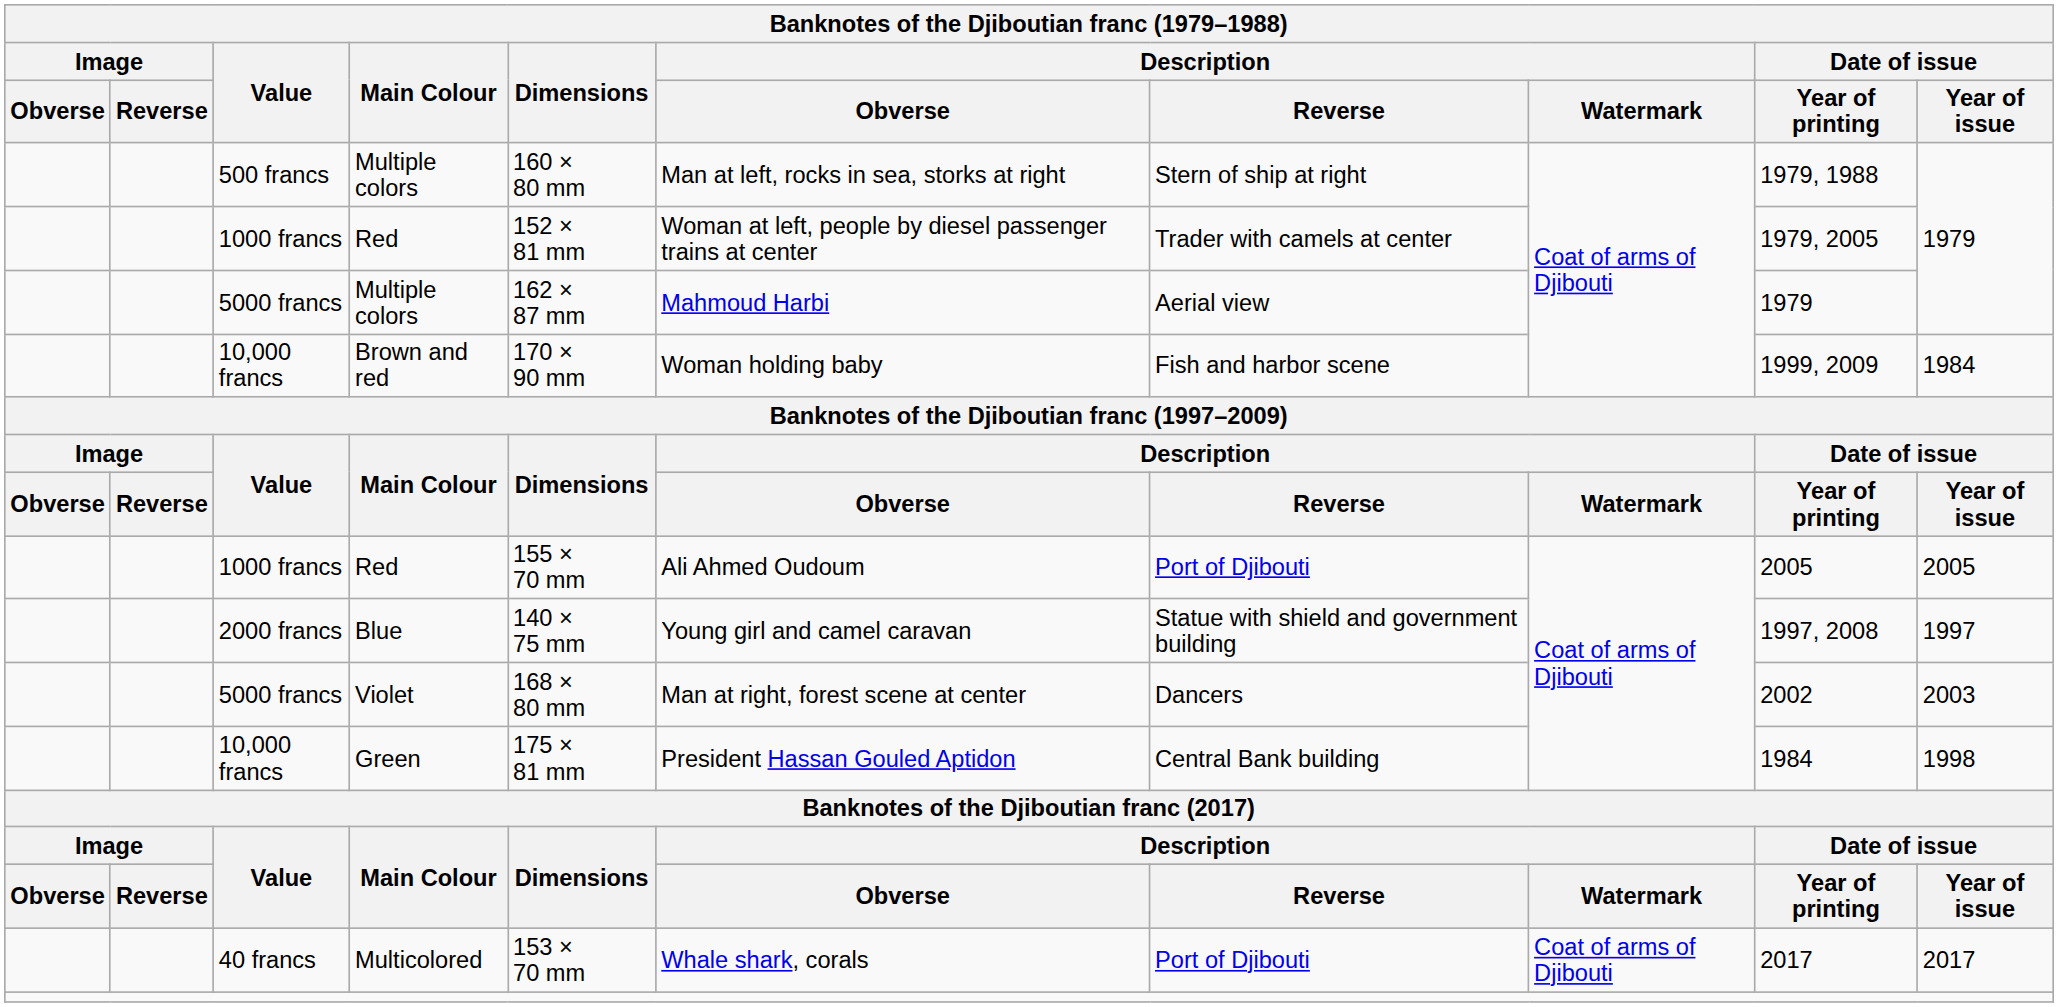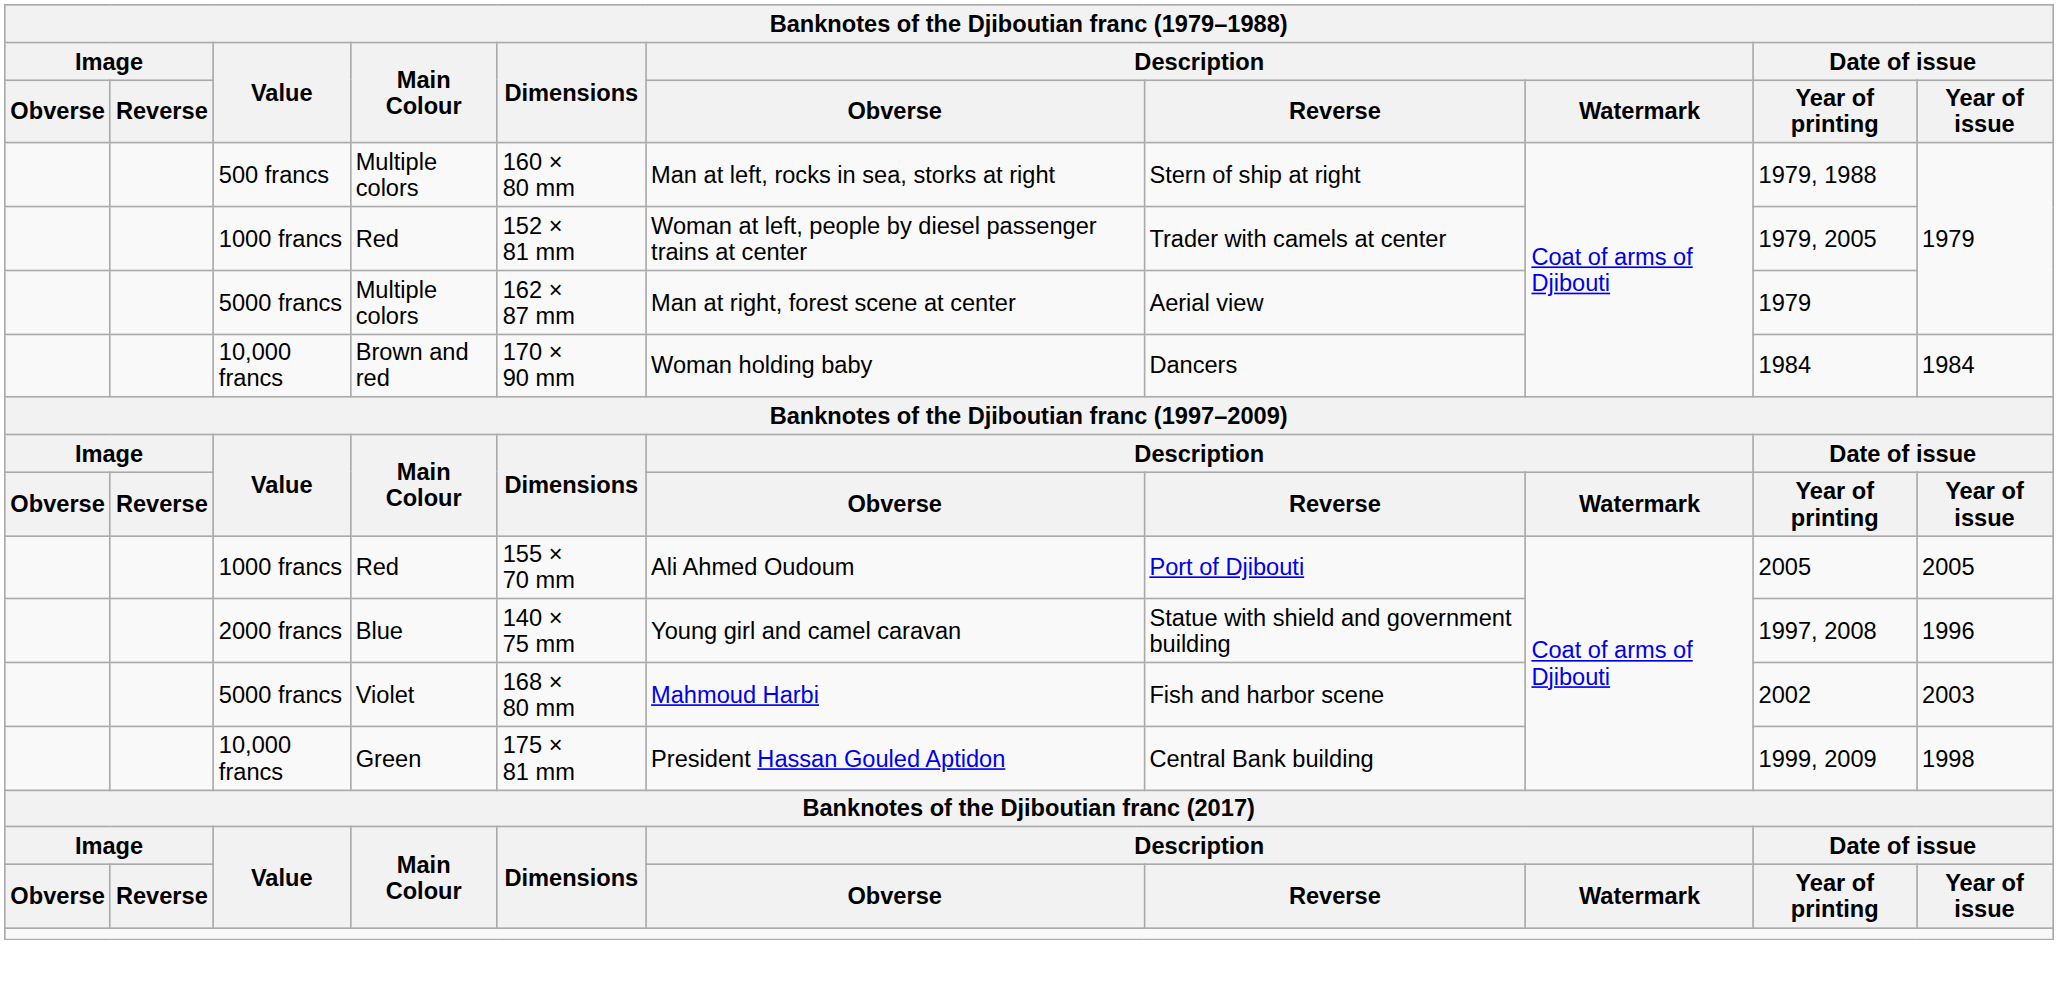(745, 302) Mahmoud Harbi -> (833, 302) Man at right, forest scene at center
(1273, 366) Fish and harbor scene -> (1193, 366) Dancers
(1819, 366) 1999, 2009 -> (1785, 366) 1984
(1949, 631) 1997 -> (1948, 631) 1996
(844, 695) Man at right, forest scene at center -> (735, 695) Mahmoud Harbi
(1199, 695) Dancers -> (1267, 695) Fish and harbor scene
(1786, 758) 1984 -> (1818, 758) 1999, 2009
- row: (267, 960)
